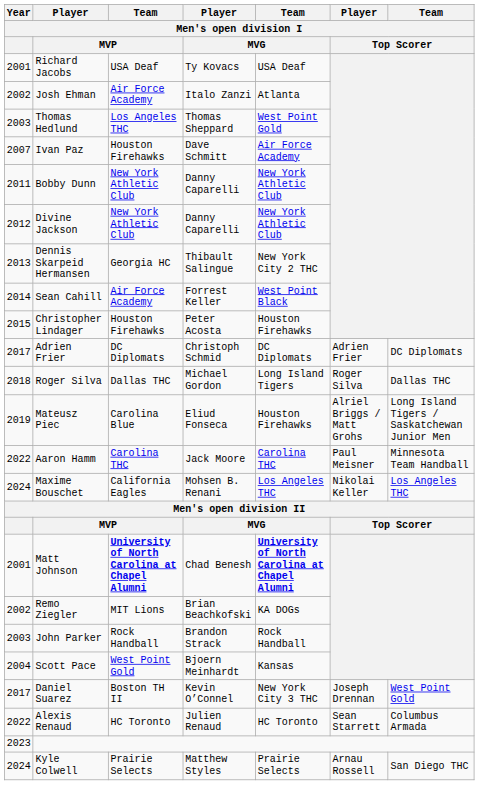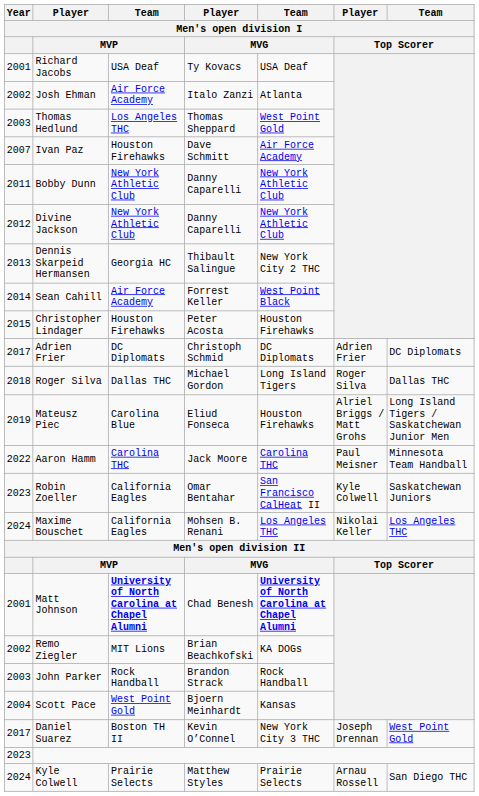+ row: (57, 493)
- row: (54, 722)
